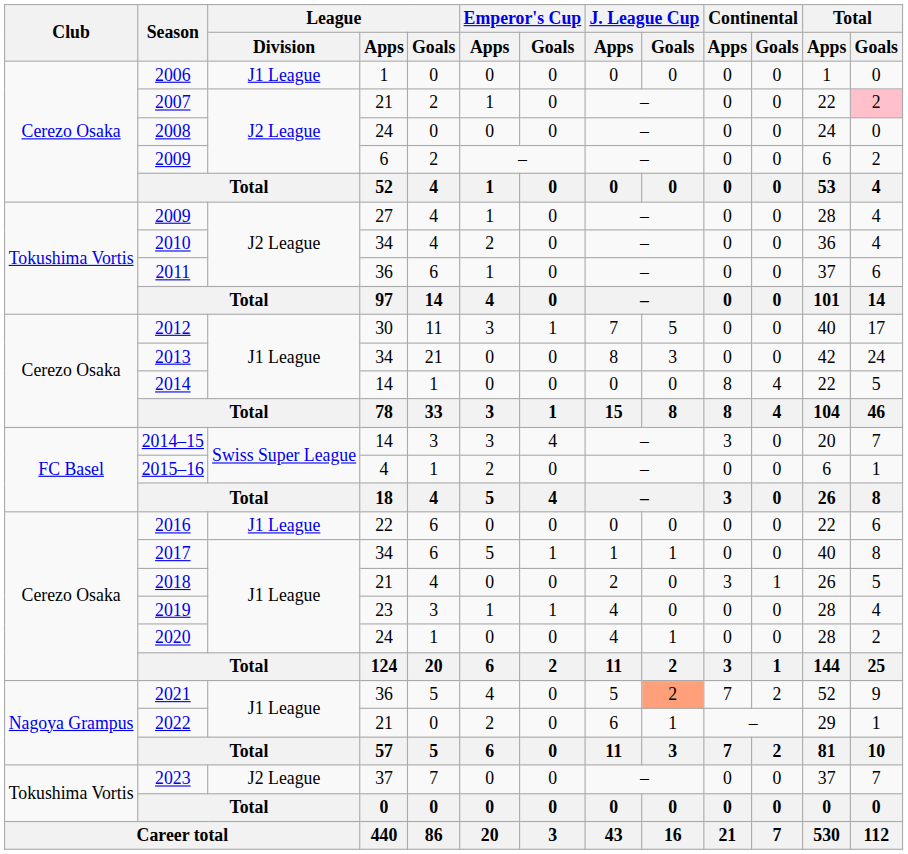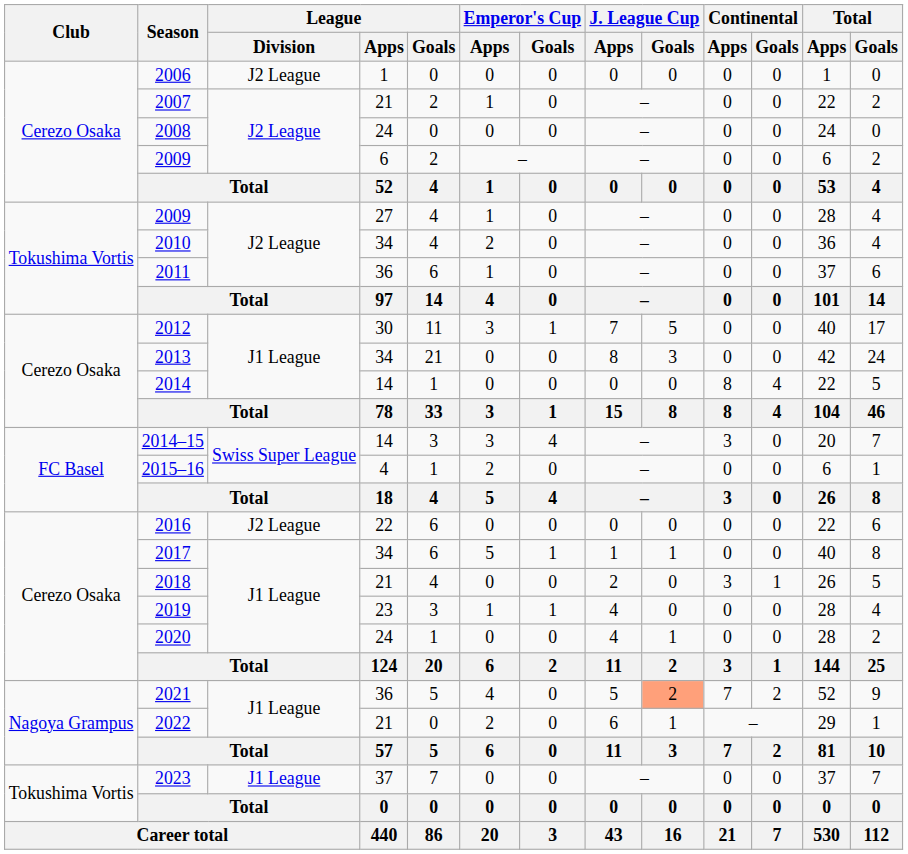(284, 74) J1 League -> (284, 74) J2 League
(876, 103) pink background -> (876, 103) no background
(284, 525) J1 League -> (284, 525) J2 League
(284, 779) J2 League -> (284, 779) J1 League
